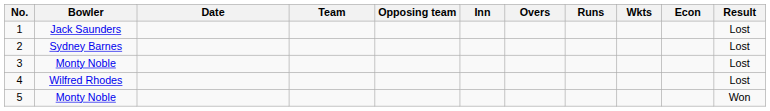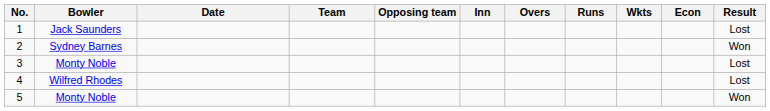(740, 47) Lost -> (740, 47) Won
